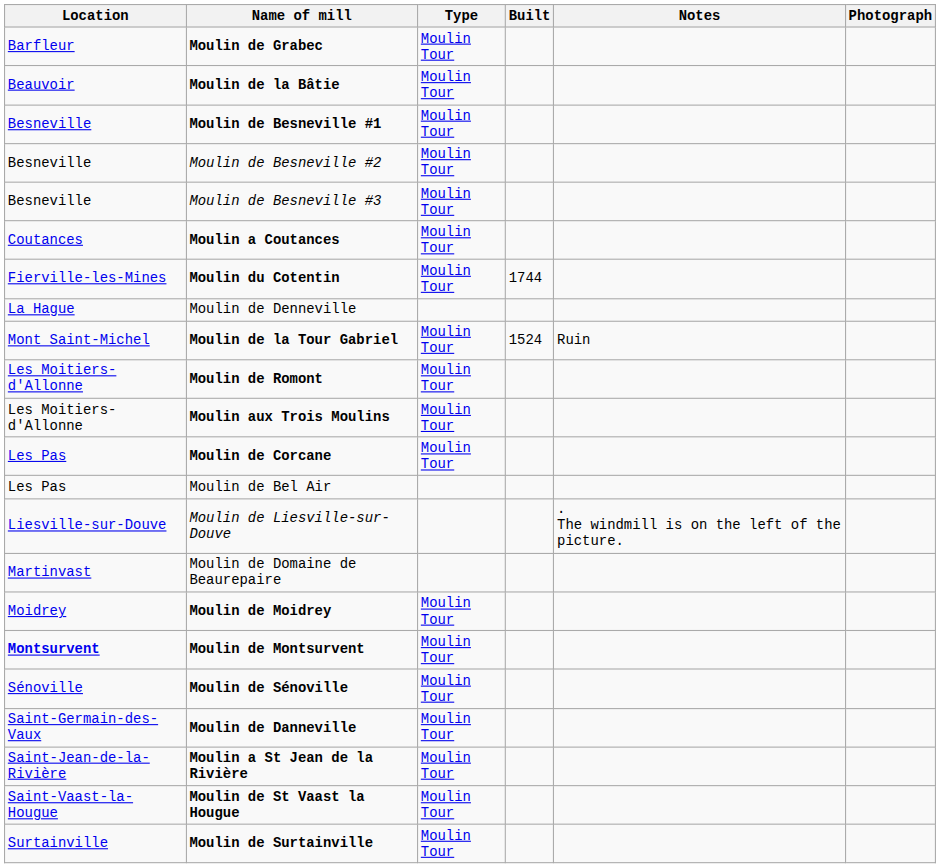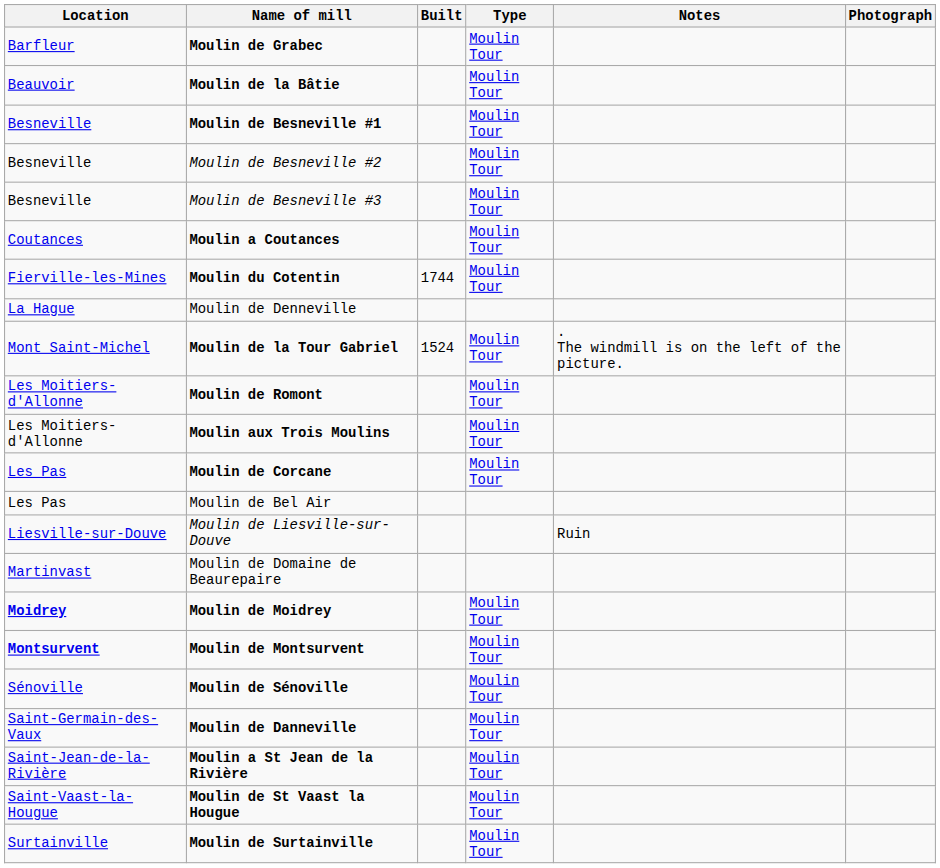columns swapped: (461, 16) <-> (530, 16)
(574, 340) Ruin -> (699, 348) . The windmill is on the left of the picture.
(699, 526) . The windmill is on the left of the picture. -> (574, 534) Ruin
(37, 611) normal -> (37, 611) bold
